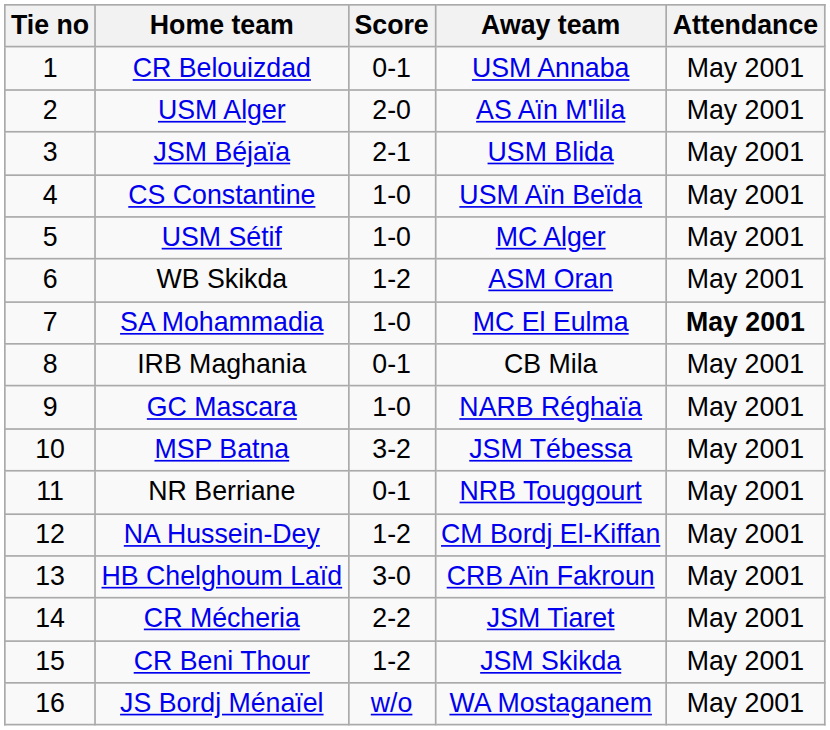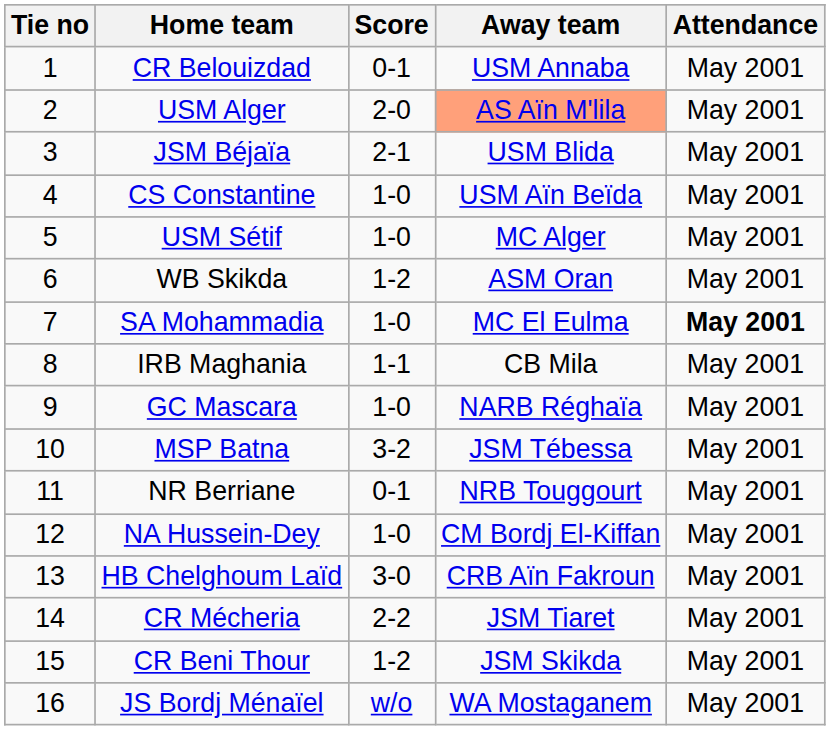(551, 110) no background -> (551, 110) lightsalmon background
(392, 364) 0-1 -> (392, 364) 1-1
(392, 534) 1-2 -> (392, 534) 1-0
